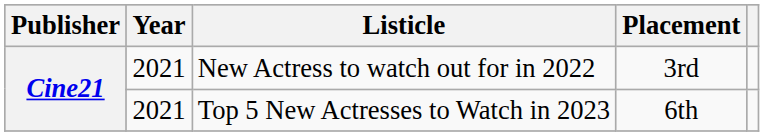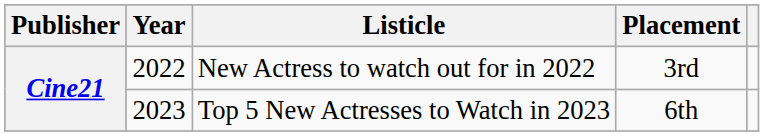(159, 67) 2021 -> (159, 67) 2022
(159, 109) 2021 -> (159, 109) 2023
